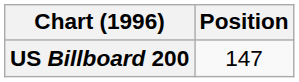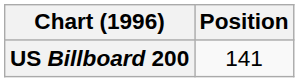(244, 58) 147 -> (244, 58) 141
